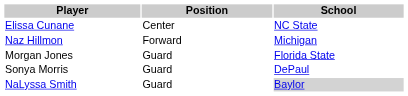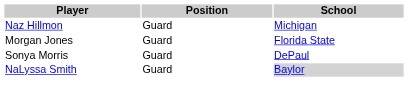- row: (40, 25)
(162, 40) Forward -> (157, 25) Guard
